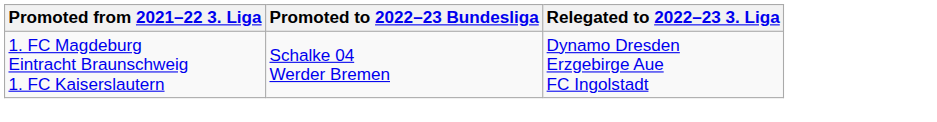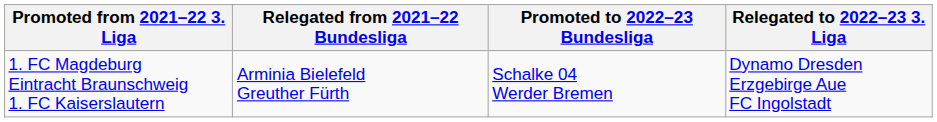+ column: (361, 27)
